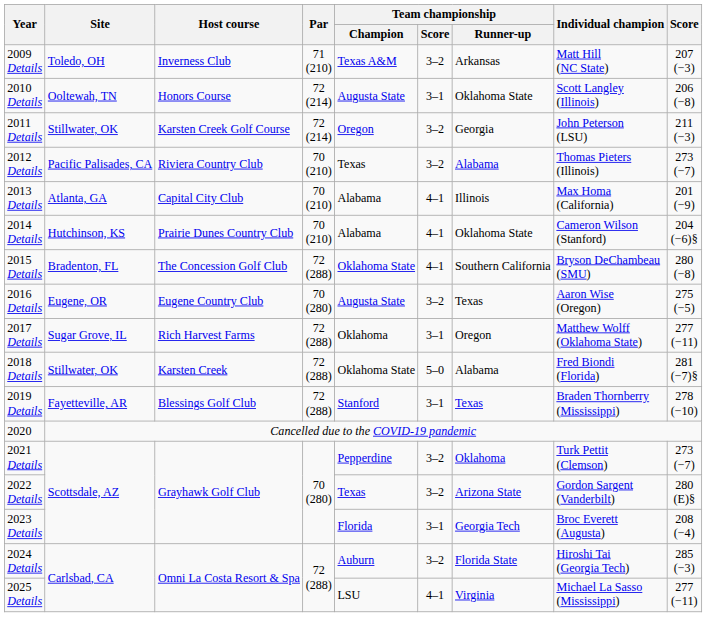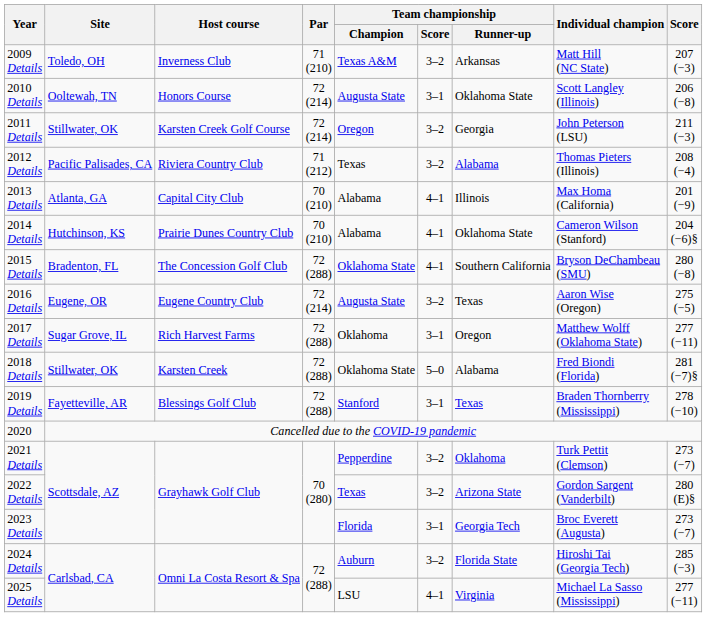(319, 164) 70 (210) -> (319, 164) 71 (212)
(684, 164) 273 (−7) -> (684, 164) 208 (−4)
(319, 301) 70 (280) -> (319, 301) 72 (214)
(684, 526) 208 (−4) -> (684, 526) 273 (−7)
